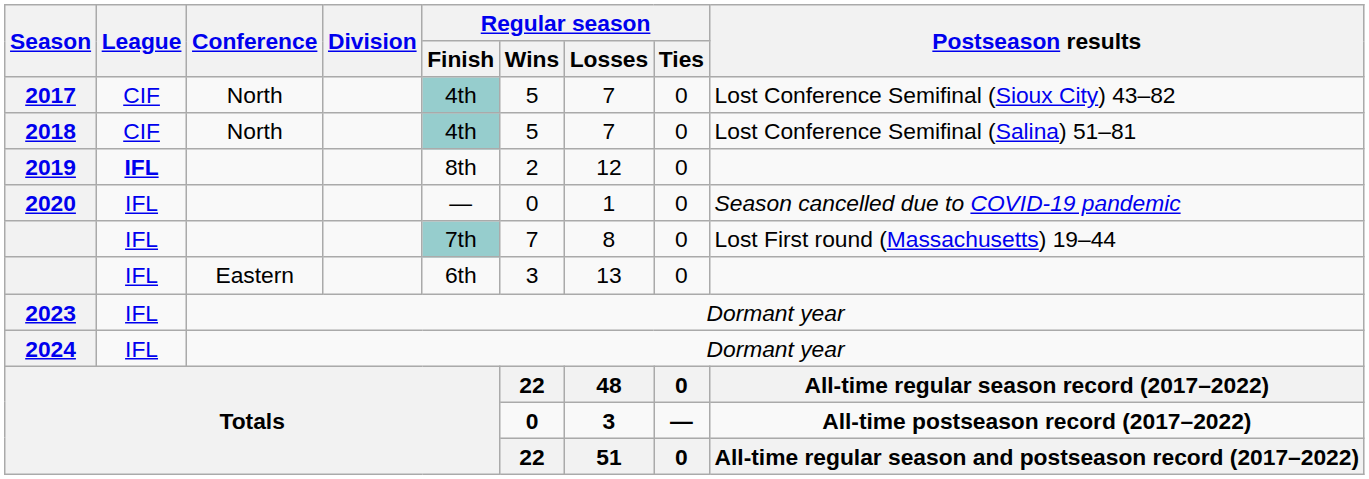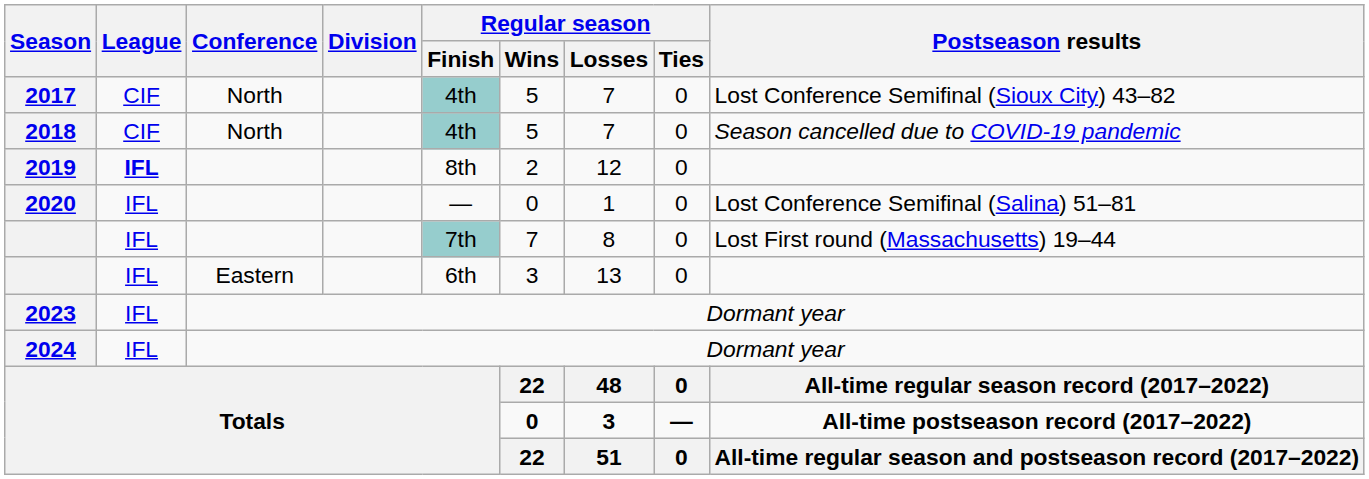(925, 131) Lost Conference Semifinal (Salina) 51–81 -> (948, 131) Season cancelled due to COVID-19 pandemic
(948, 203) Season cancelled due to COVID-19 pandemic -> (925, 203) Lost Conference Semifinal (Salina) 51–81
